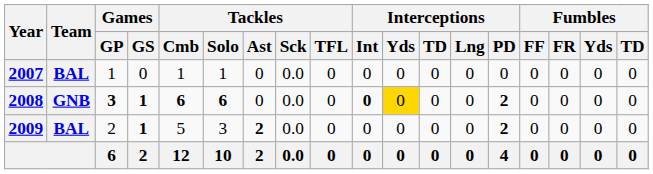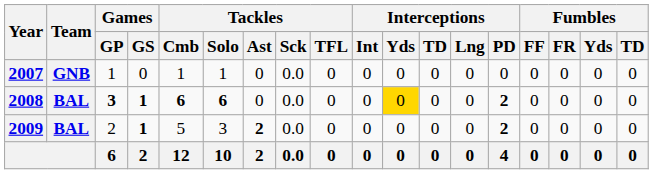(71, 73) BAL -> (71, 73) GNB
(71, 100) GNB -> (71, 100) BAL
(367, 100) bold -> (367, 100) normal
